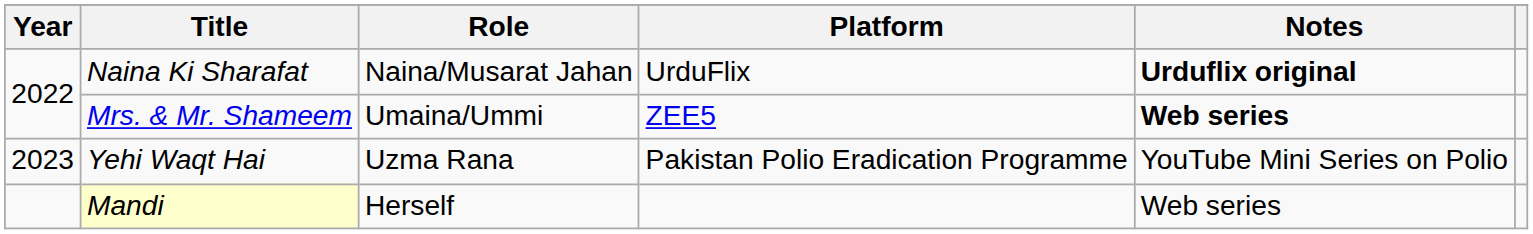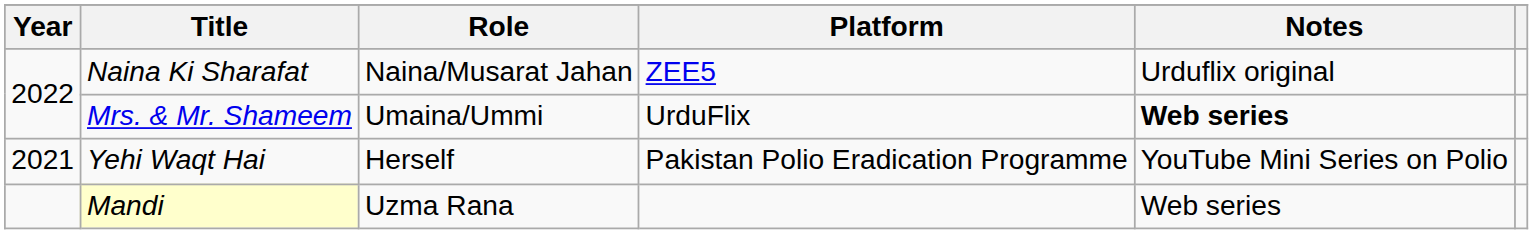(698, 71) UrduFlix -> (681, 71) ZEE5
(1249, 71) bold -> (1238, 71) normal
(681, 116) ZEE5 -> (698, 116) UrduFlix
(43, 160) 2023 -> (43, 160) 2021
(439, 160) Uzma Rana -> (410, 160) Herself
(410, 205) Herself -> (439, 205) Uzma Rana
